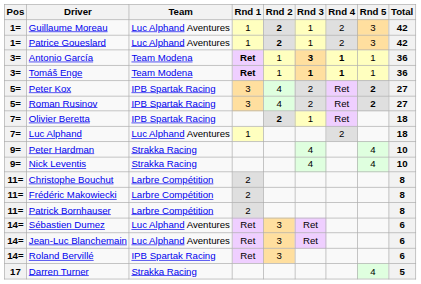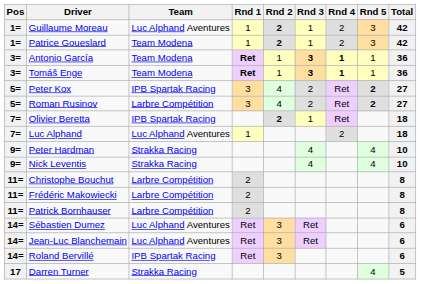(181, 43) Luc Alphand Aventures -> (162, 43) Team Modena
(310, 73) 1 -> (310, 73) 3
(173, 104) IPB Spartak Racing -> (172, 104) Larbre Compétition
